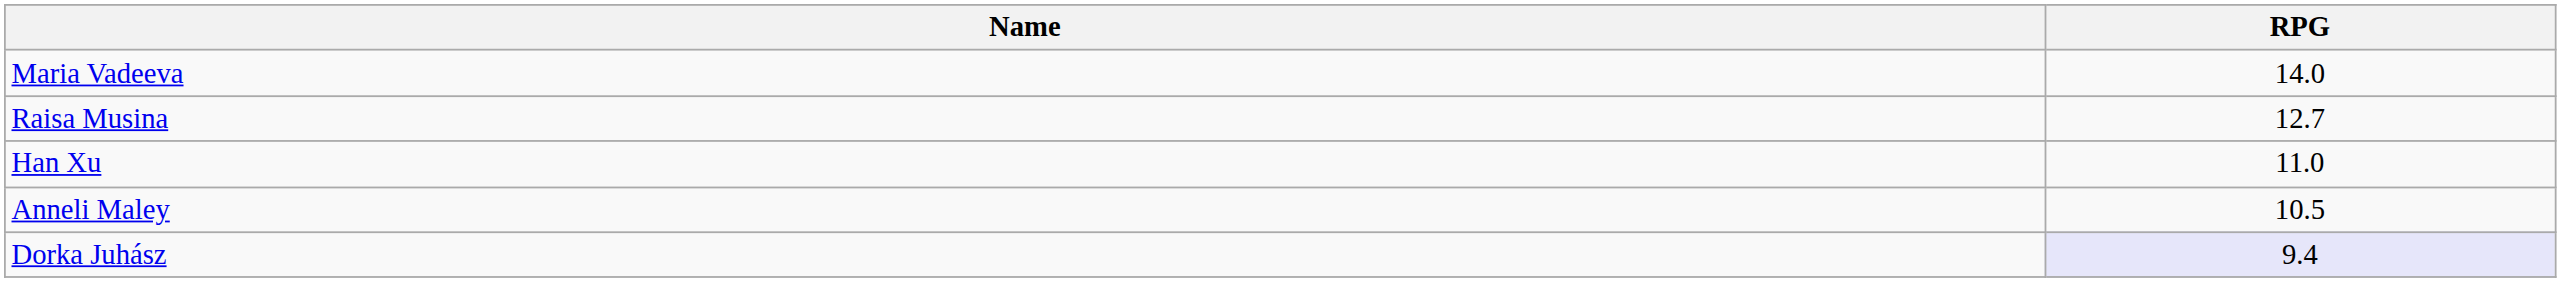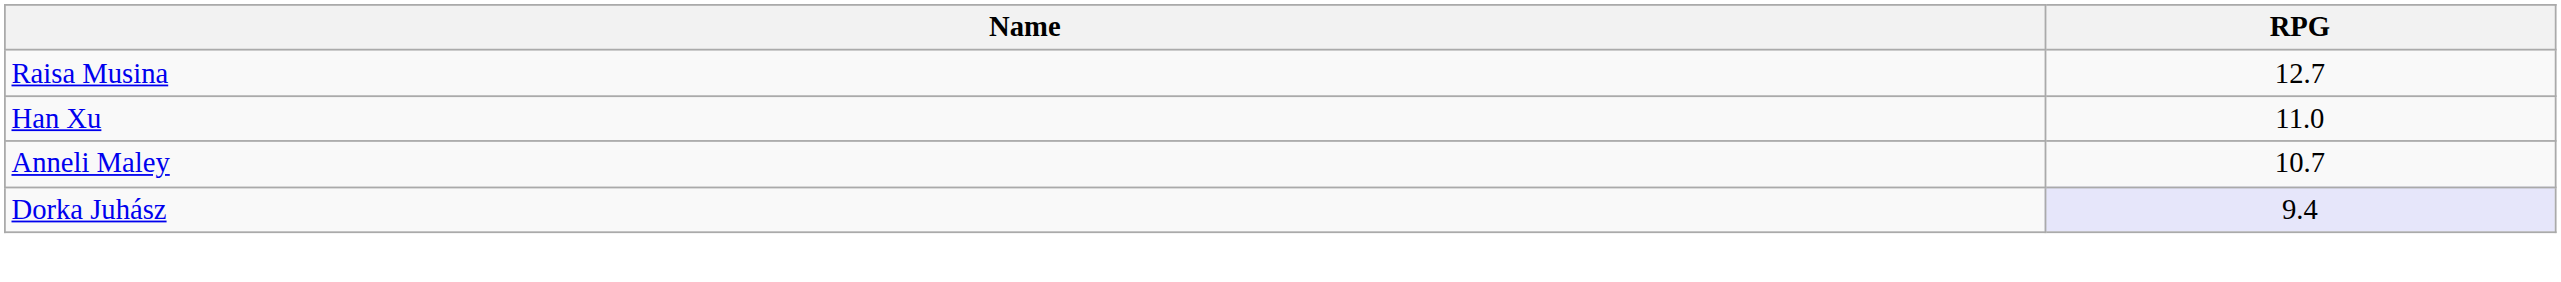- row: (98, 72)
(2300, 208) 10.5 -> (2300, 163) 10.7
